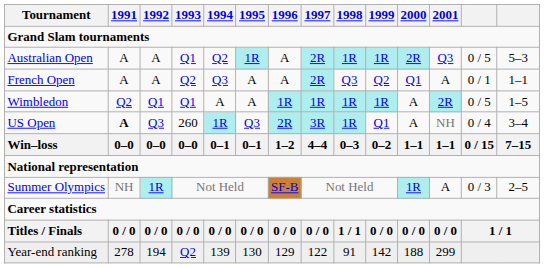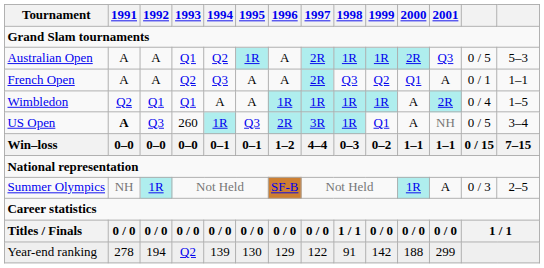(479, 101) 0 / 5 -> (479, 101) 0 / 4
(479, 123) 0 / 4 -> (479, 123) 0 / 5
